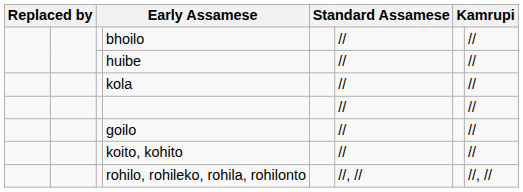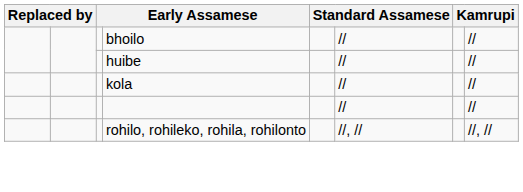- row: (121, 130)
- row: (144, 152)
